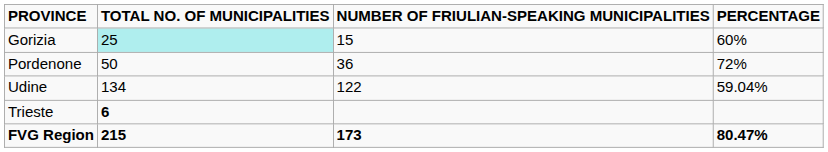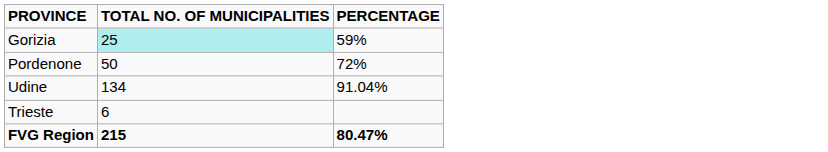- column: (523, 16)
(732, 40) 60% -> (352, 40) 59%
(742, 87) 59.04% -> (362, 87) 91.04%
(105, 111) bold -> (105, 111) normal
